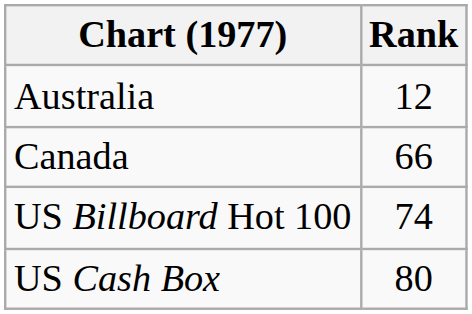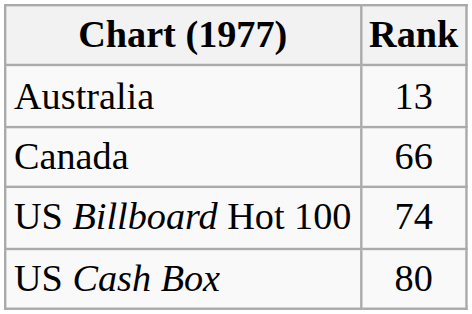(414, 95) 12 -> (414, 95) 13
